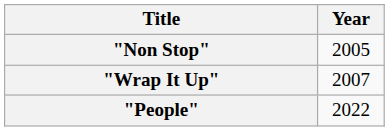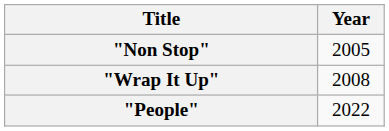(351, 79) 2007 -> (351, 79) 2008
